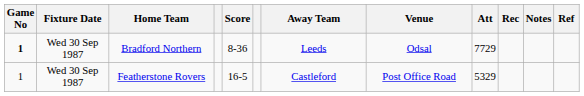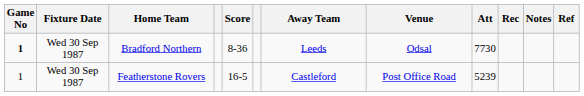(485, 48) 7729 -> (485, 48) 7730
(485, 77) 5329 -> (485, 77) 5239
